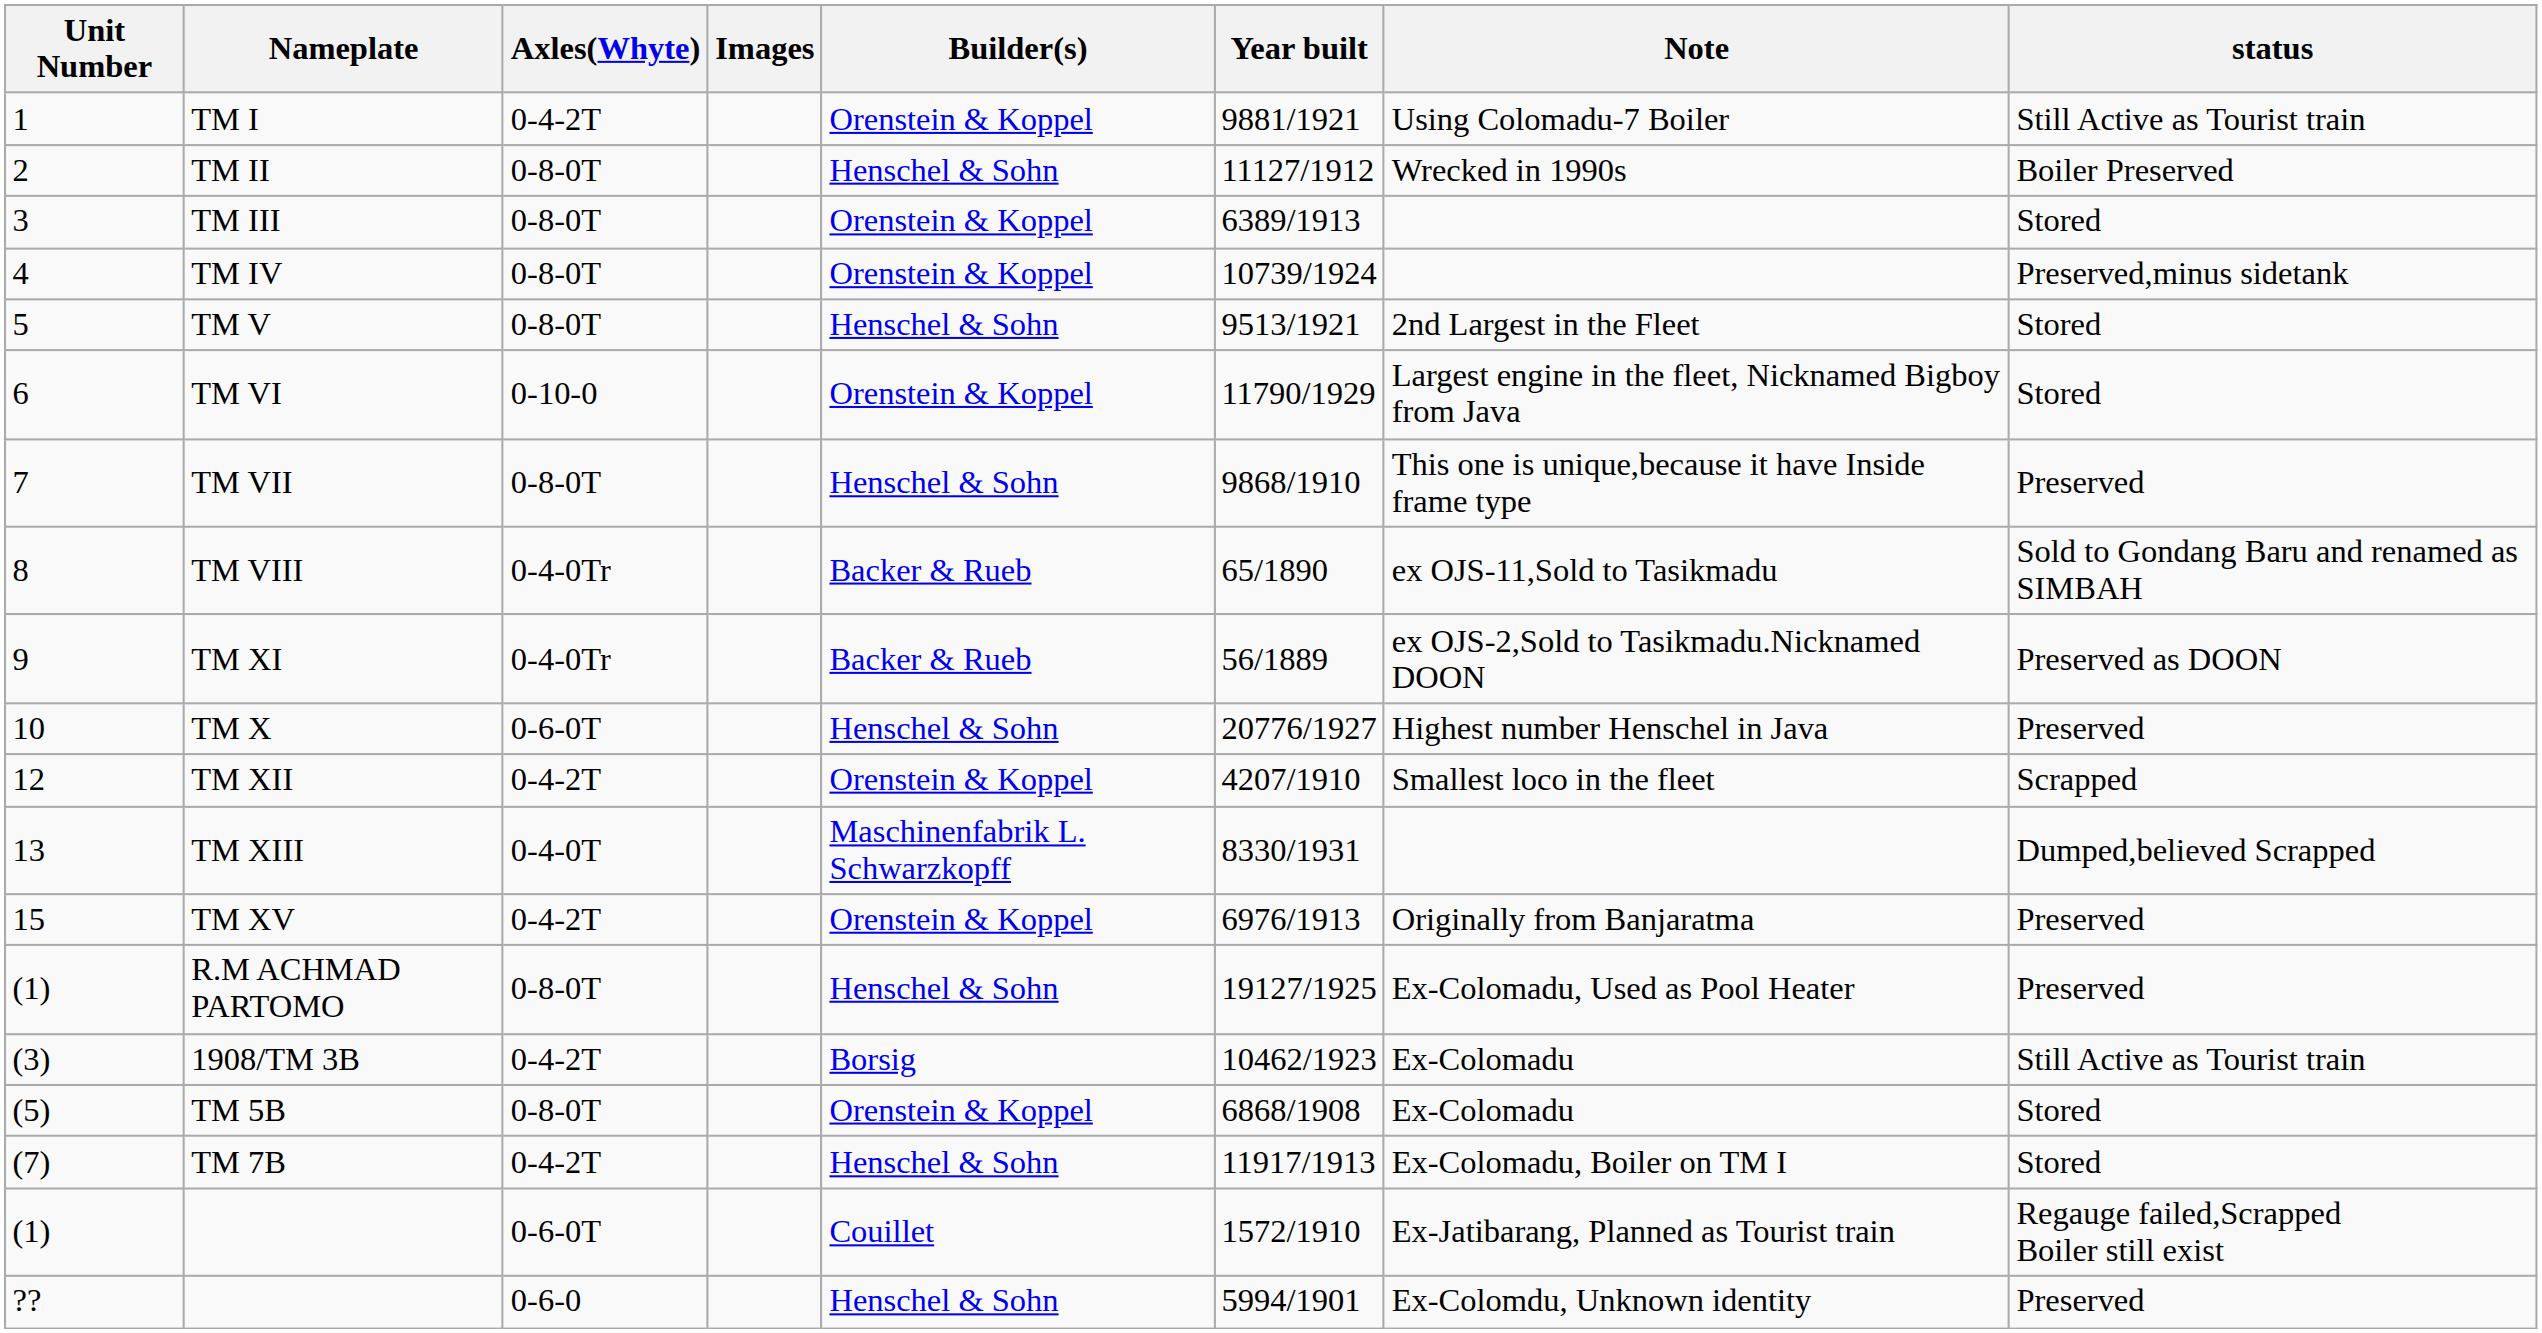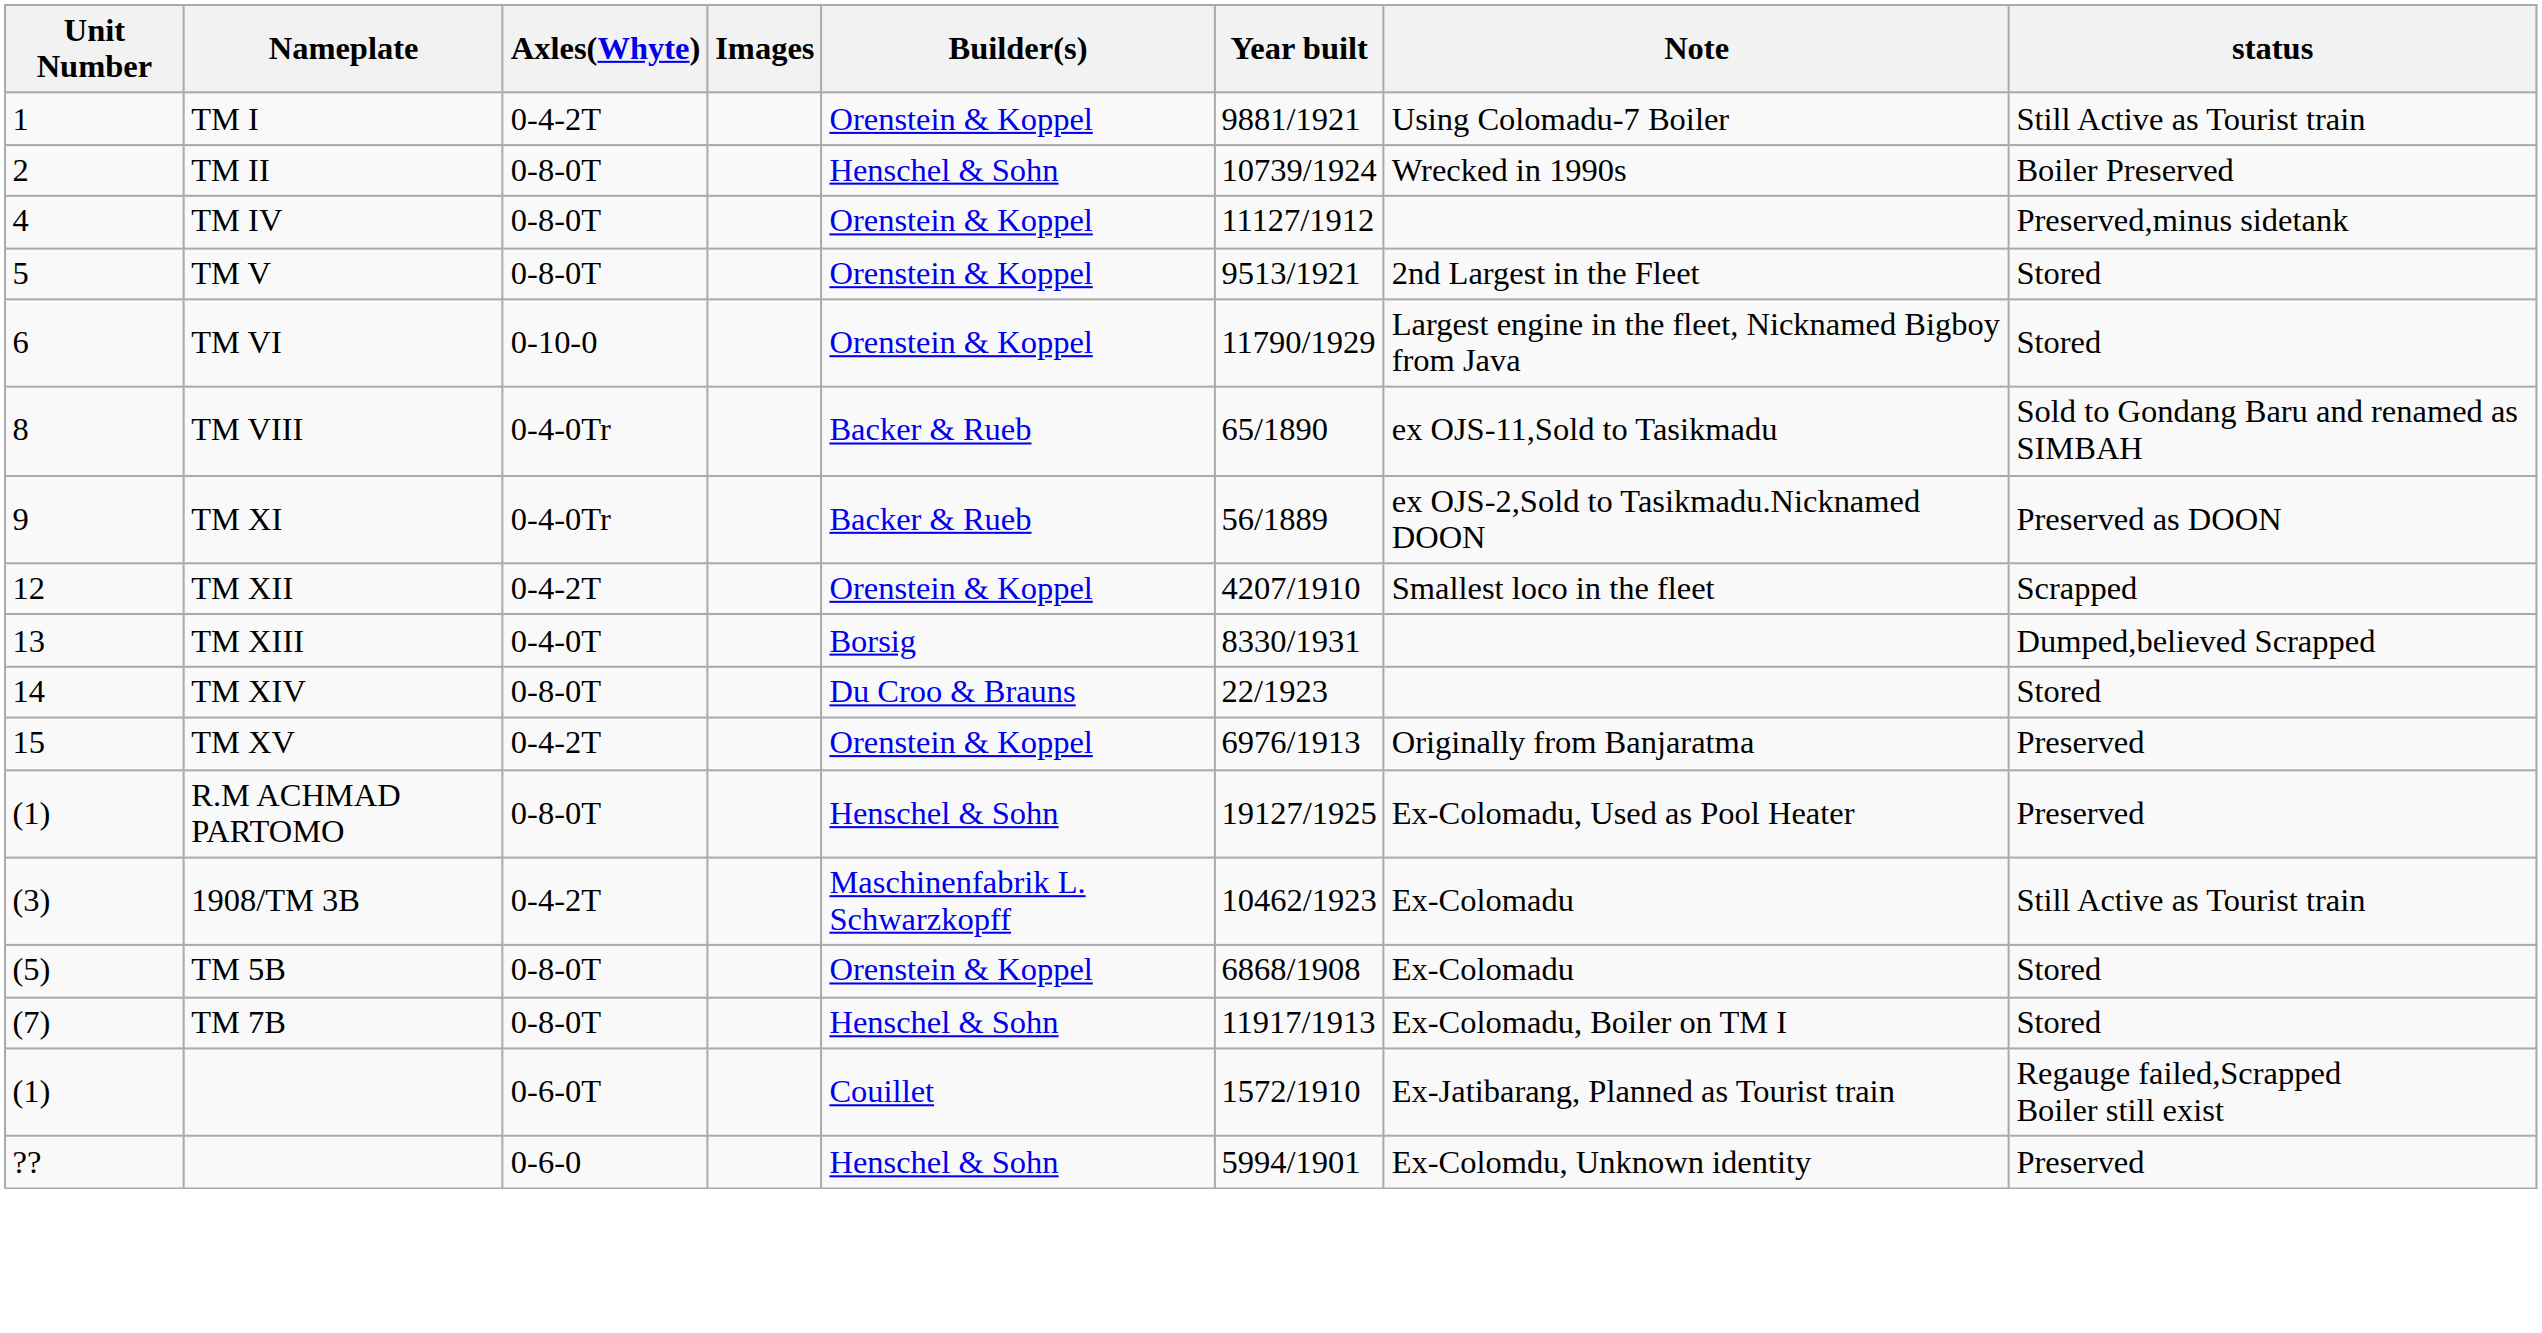(1298, 169) 11127/1912 -> (1299, 169) 10739/1924
- row: (21, 221)
(1299, 272) 10739/1924 -> (1298, 221) 11127/1912
(944, 324) Henschel & Sohn -> (961, 272) Orenstein & Koppel
- row: (21, 482)
- row: (29, 728)
(958, 849) Maschinenfabrik L. Schwarzkopff -> (873, 640) Borsig
+ row: (29, 691)
(873, 1058) Borsig -> (958, 900) Maschinenfabrik L. Schwarzkopff
(556, 1161) 0-4-2T -> (556, 1022) 0-8-0T
